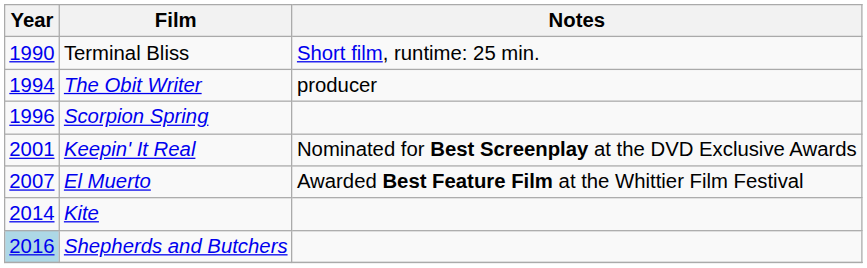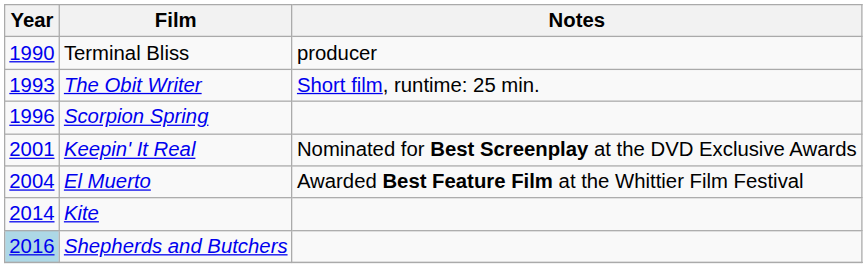(418, 52) Short film, runtime: 25 min. -> (337, 52) producer
(32, 85) 1994 -> (32, 85) 1993
(337, 85) producer -> (418, 85) Short film, runtime: 25 min.
(32, 181) 2007 -> (32, 181) 2004
